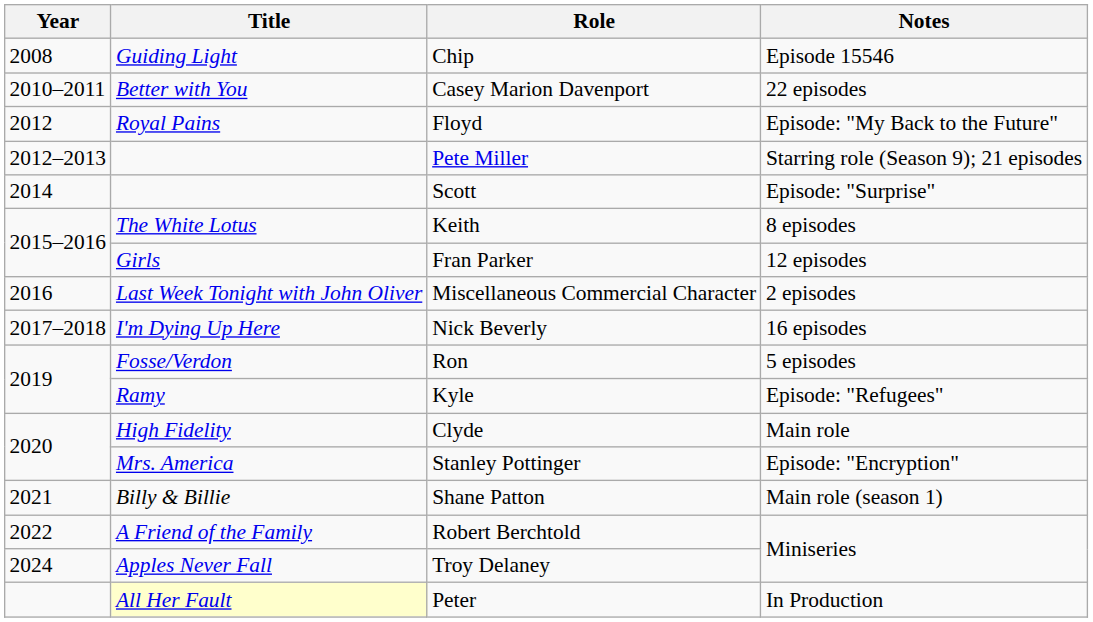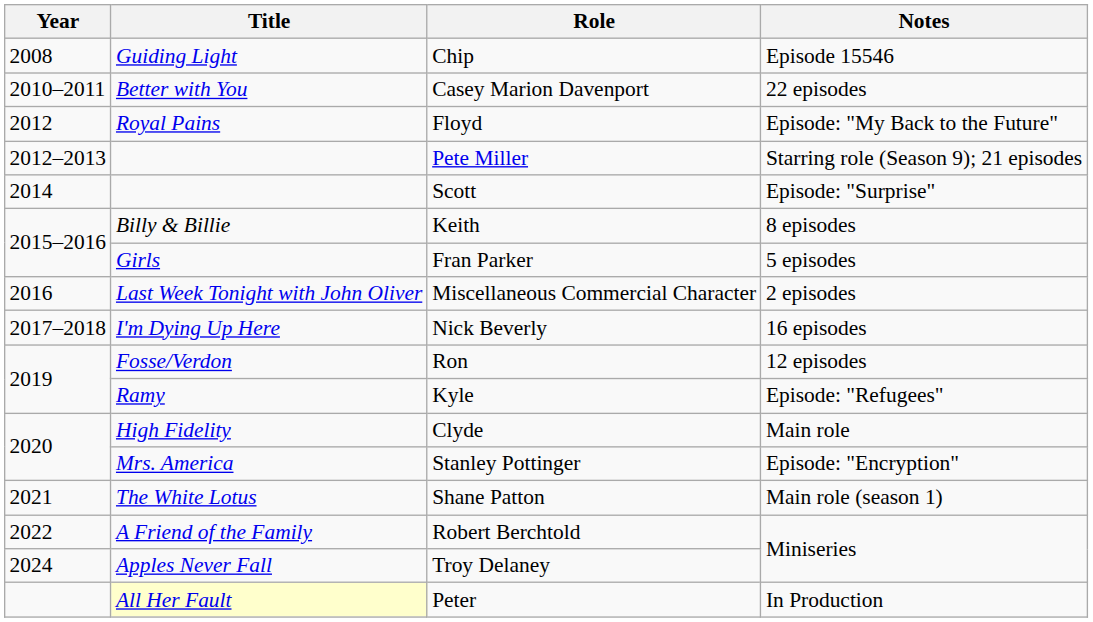(186, 225) The White Lotus -> (173, 225) Billy & Billie
(816, 259) 12 episodes -> (811, 259) 5 episodes
(811, 361) 5 episodes -> (816, 361) 12 episodes
(173, 497) Billy & Billie -> (186, 497) The White Lotus
